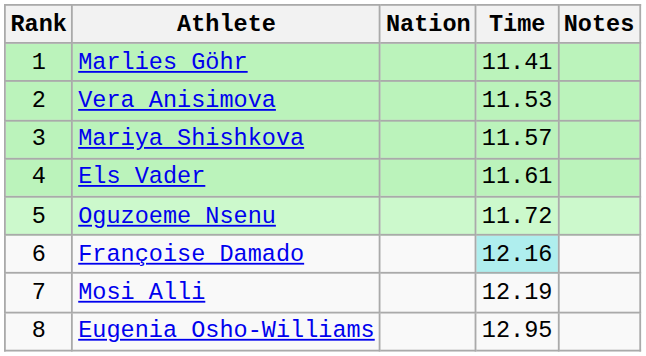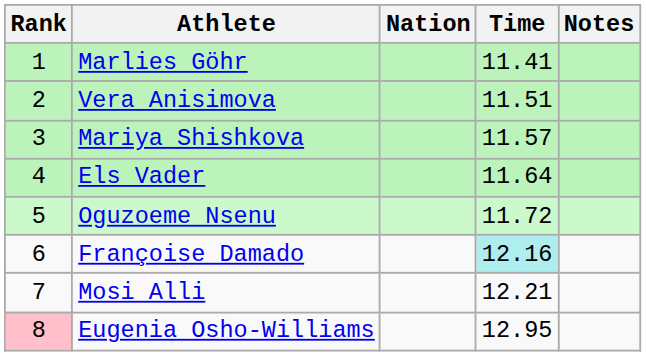(517, 101) 11.53 -> (517, 101) 11.51
(517, 177) 11.61 -> (517, 177) 11.64
(517, 293) 12.19 -> (517, 293) 12.21
(39, 331) no background -> (39, 331) pink background
